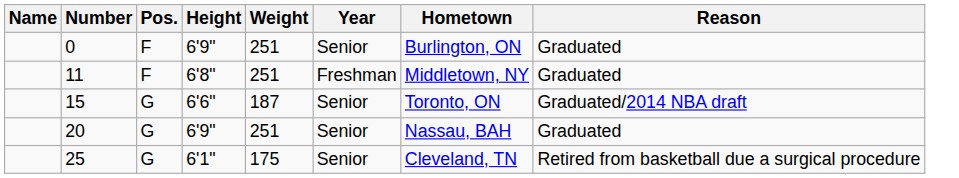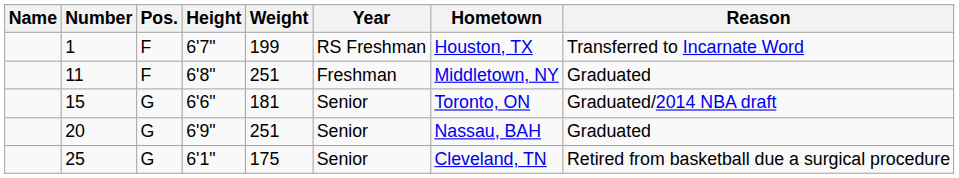- row: (70, 46)
+ row: (70, 46)
(264, 103) 187 -> (264, 103) 181
